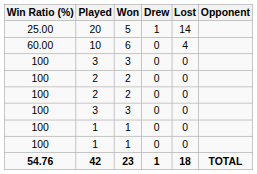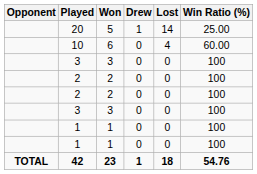columns swapped: (225, 12) <-> (40, 12)
